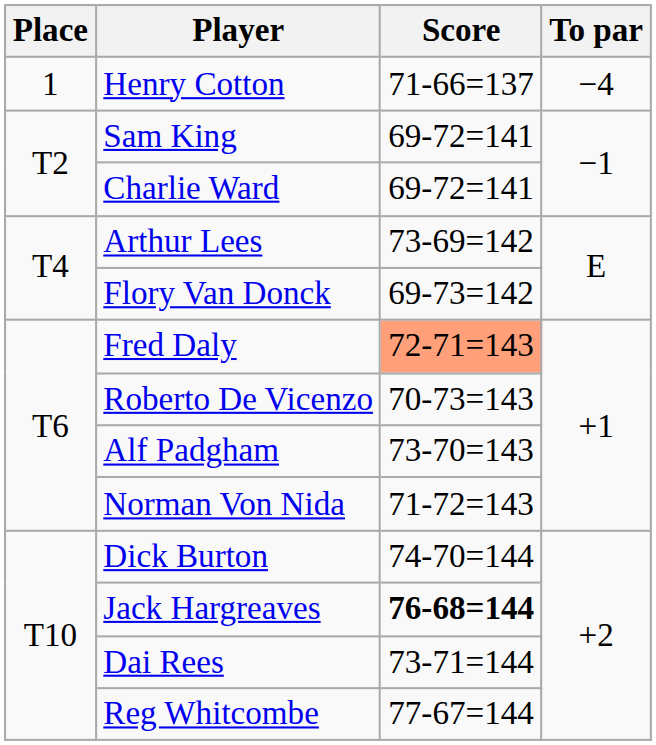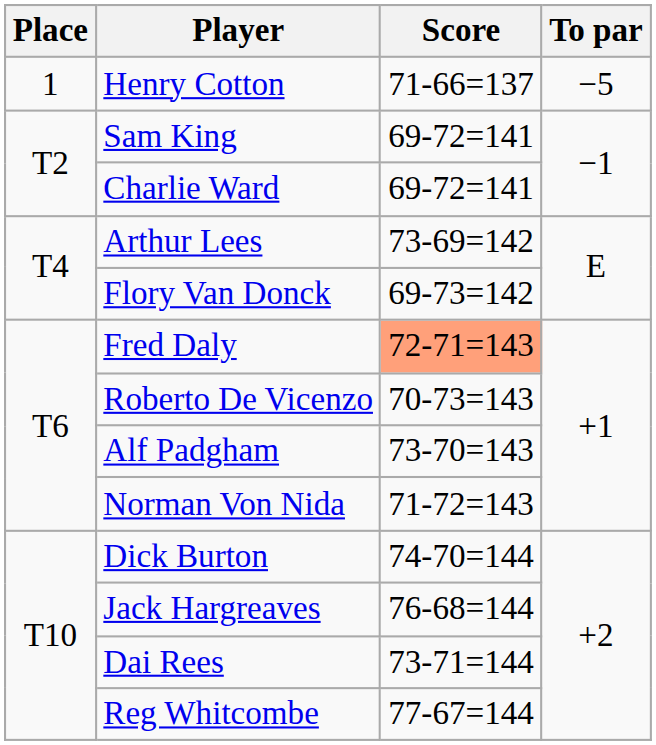(596, 83) −4 -> (596, 83) −5
(461, 608) bold -> (461, 608) normal
